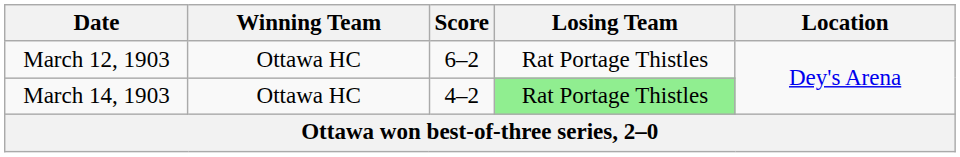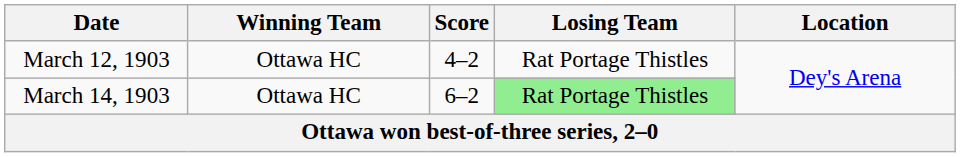(462, 59) 6–2 -> (462, 59) 4–2
(462, 95) 4–2 -> (462, 95) 6–2
